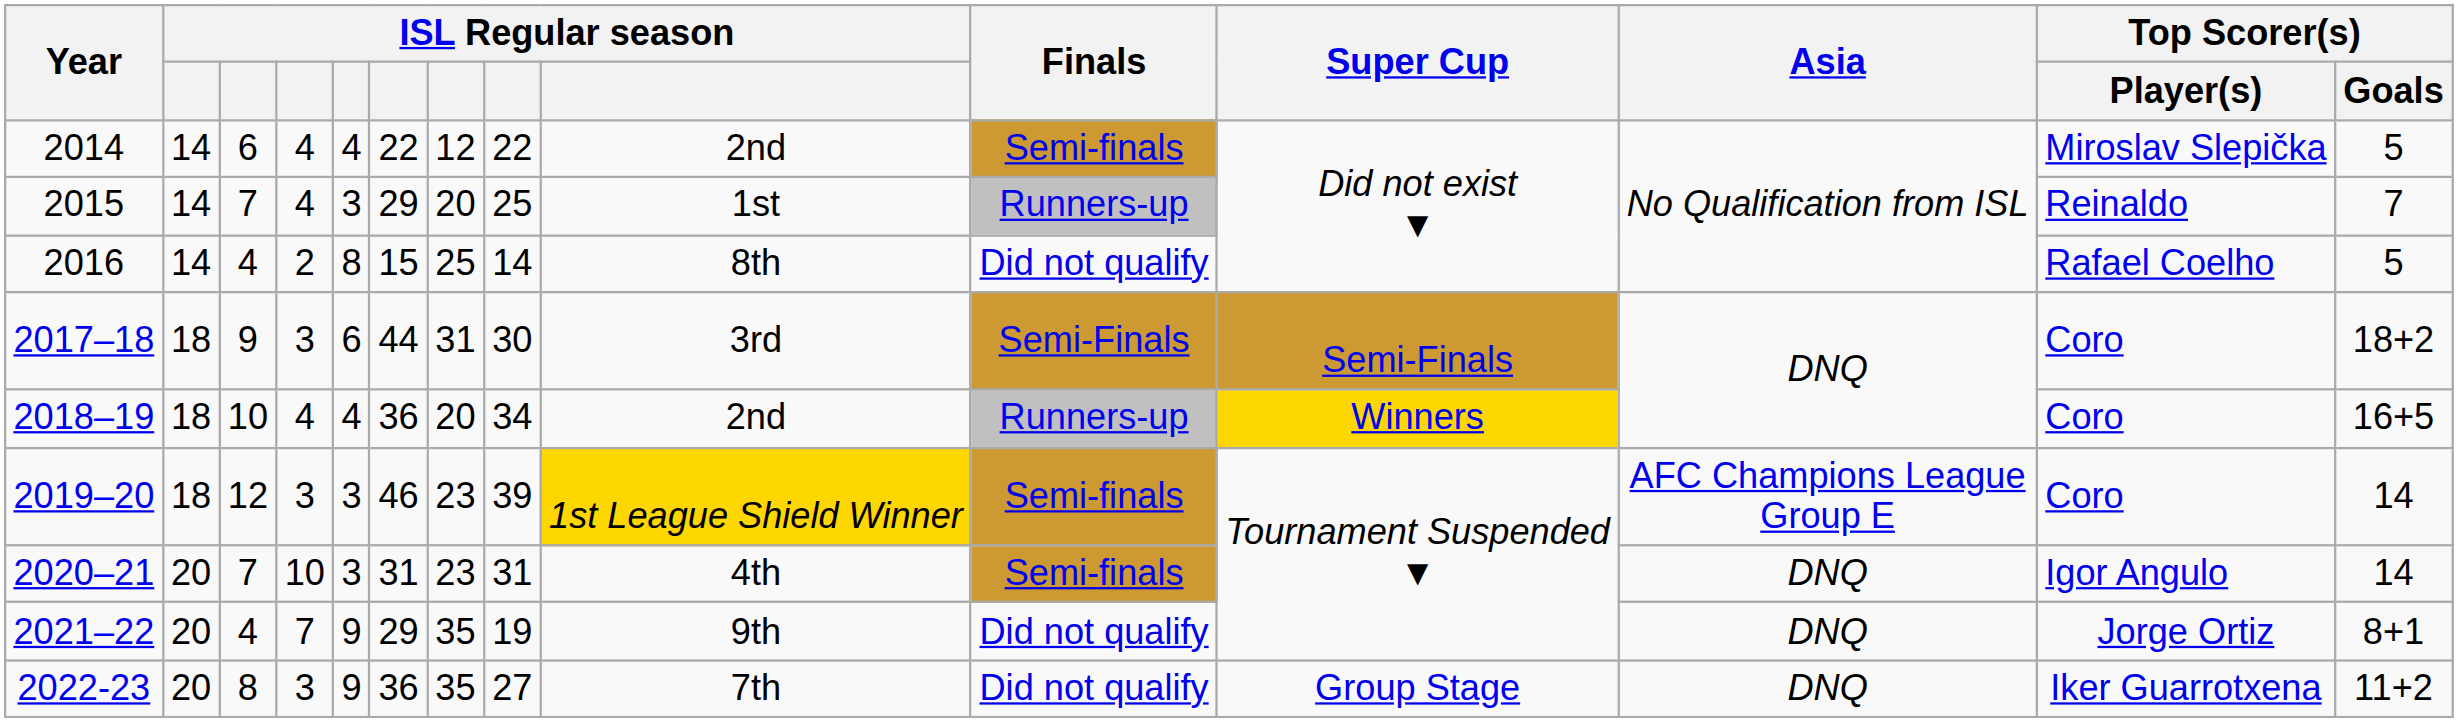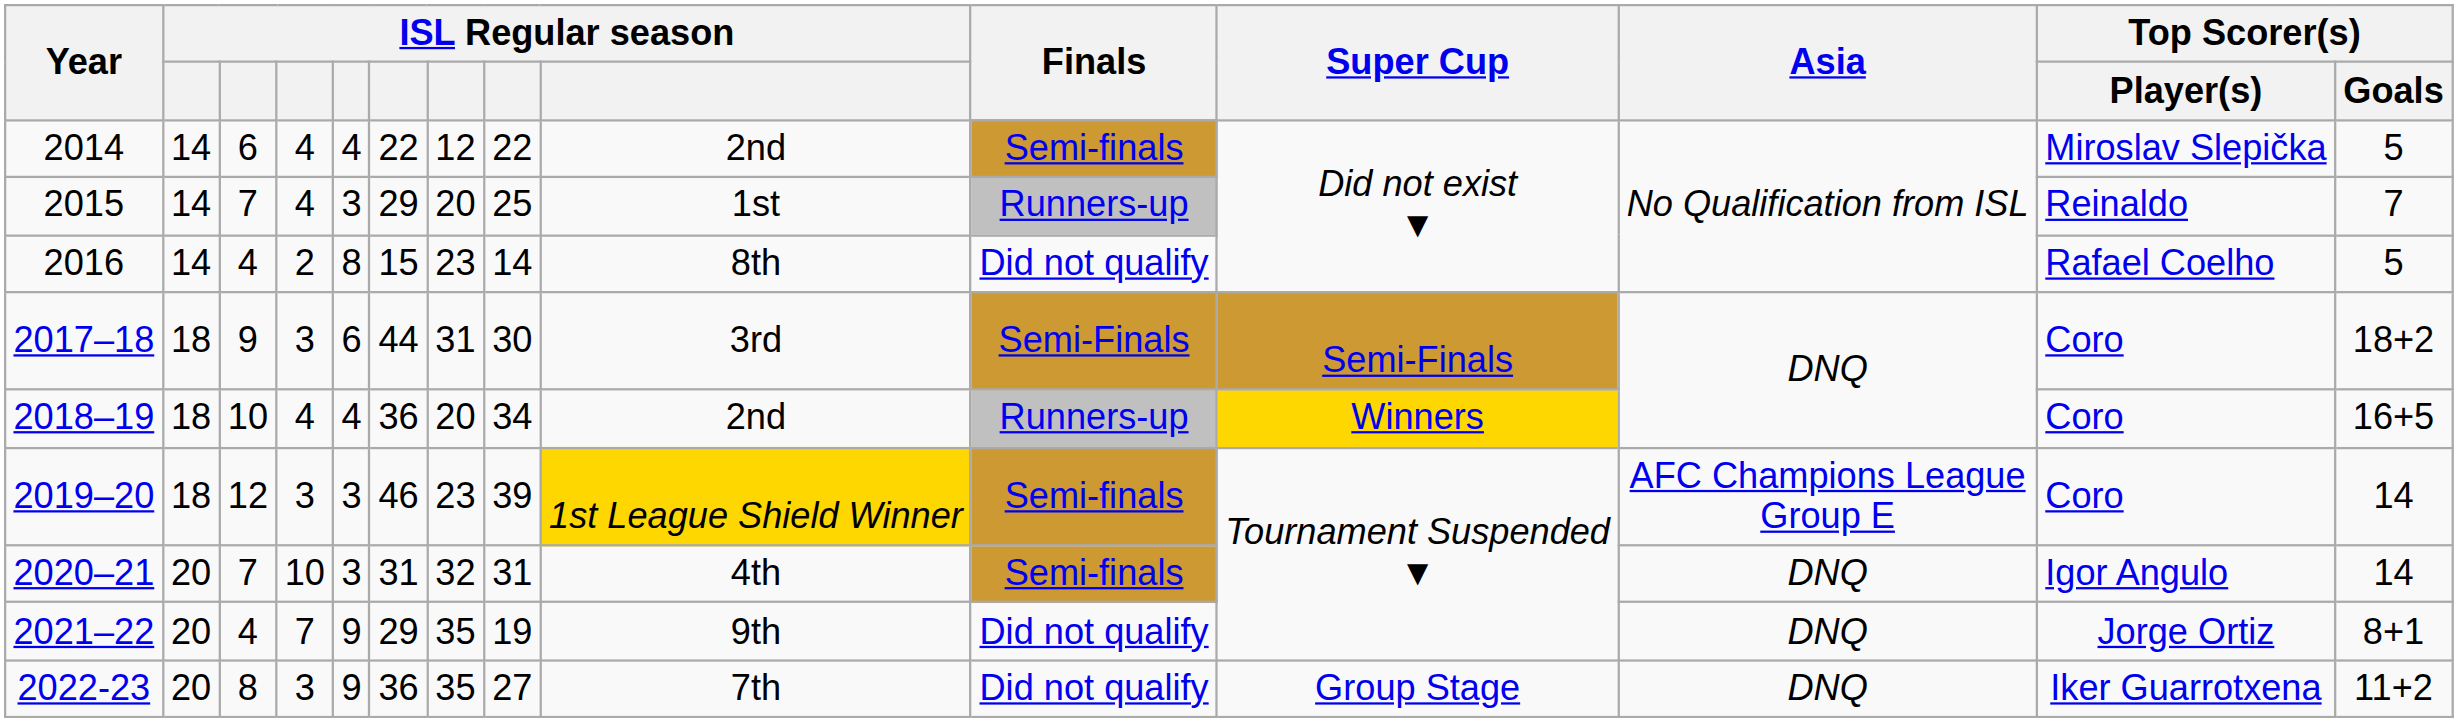(455, 262) 25 -> (455, 262) 23
(455, 573) 23 -> (455, 573) 32
